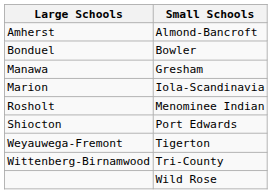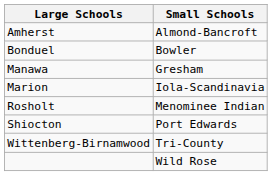- row: (65, 143)
